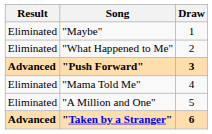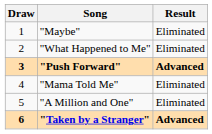columns swapped: (192, 13) <-> (32, 13)
